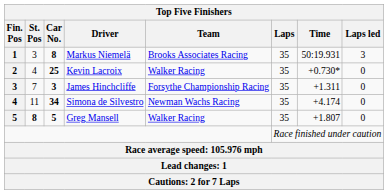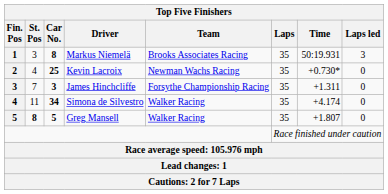(176, 71) Walker Racing -> (194, 71) Newman Wachs Racing
(194, 102) Newman Wachs Racing -> (176, 102) Walker Racing
